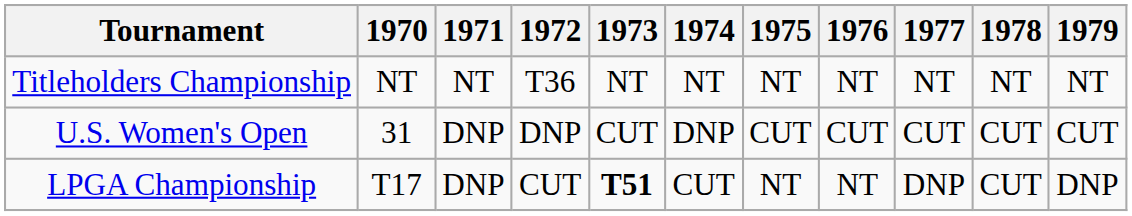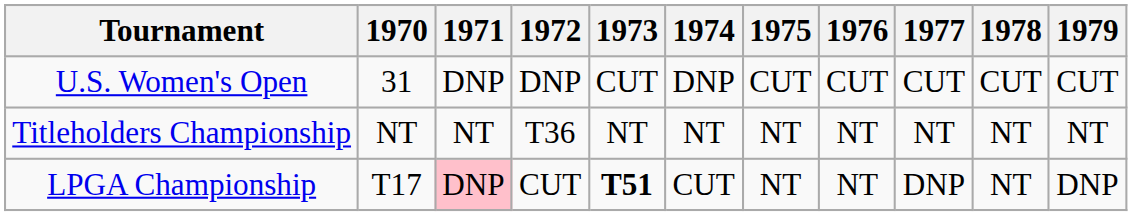rows swapped: (182, 81) <-> (182, 133)
(473, 184) no background -> (473, 184) pink background
(1011, 184) CUT -> (1011, 184) NT
